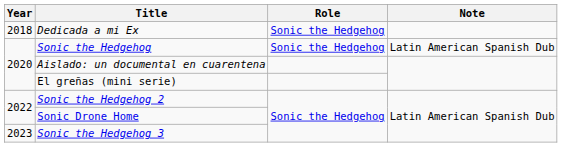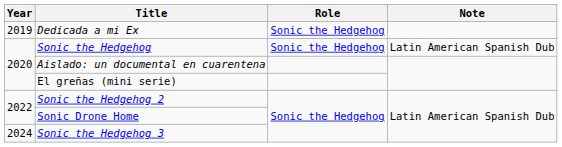(20, 30) 2018 -> (20, 30) 2019
(20, 133) 2023 -> (20, 133) 2024
